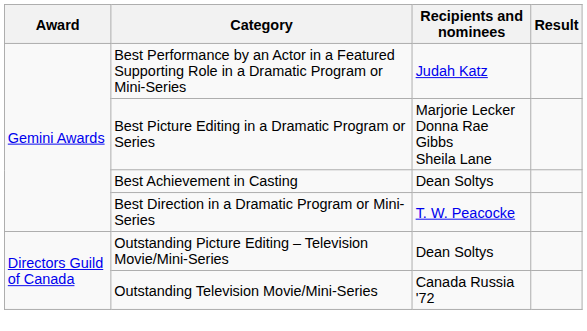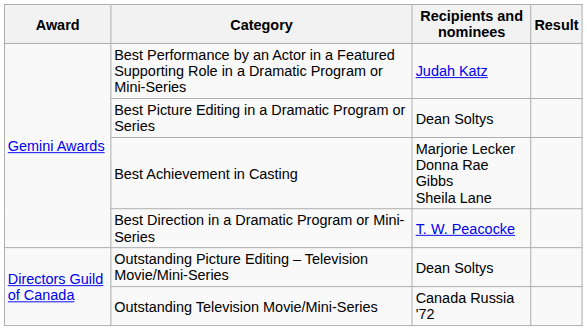(465, 134) Marjorie Lecker Donna Rae Gibbs Sheila Lane -> (455, 118) Dean Soltys
(455, 182) Dean Soltys -> (465, 173) Marjorie Lecker Donna Rae Gibbs Sheila Lane
